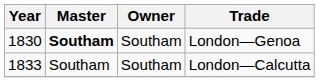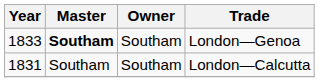(25, 40) 1830 -> (25, 40) 1833
(25, 64) 1833 -> (25, 64) 1831
